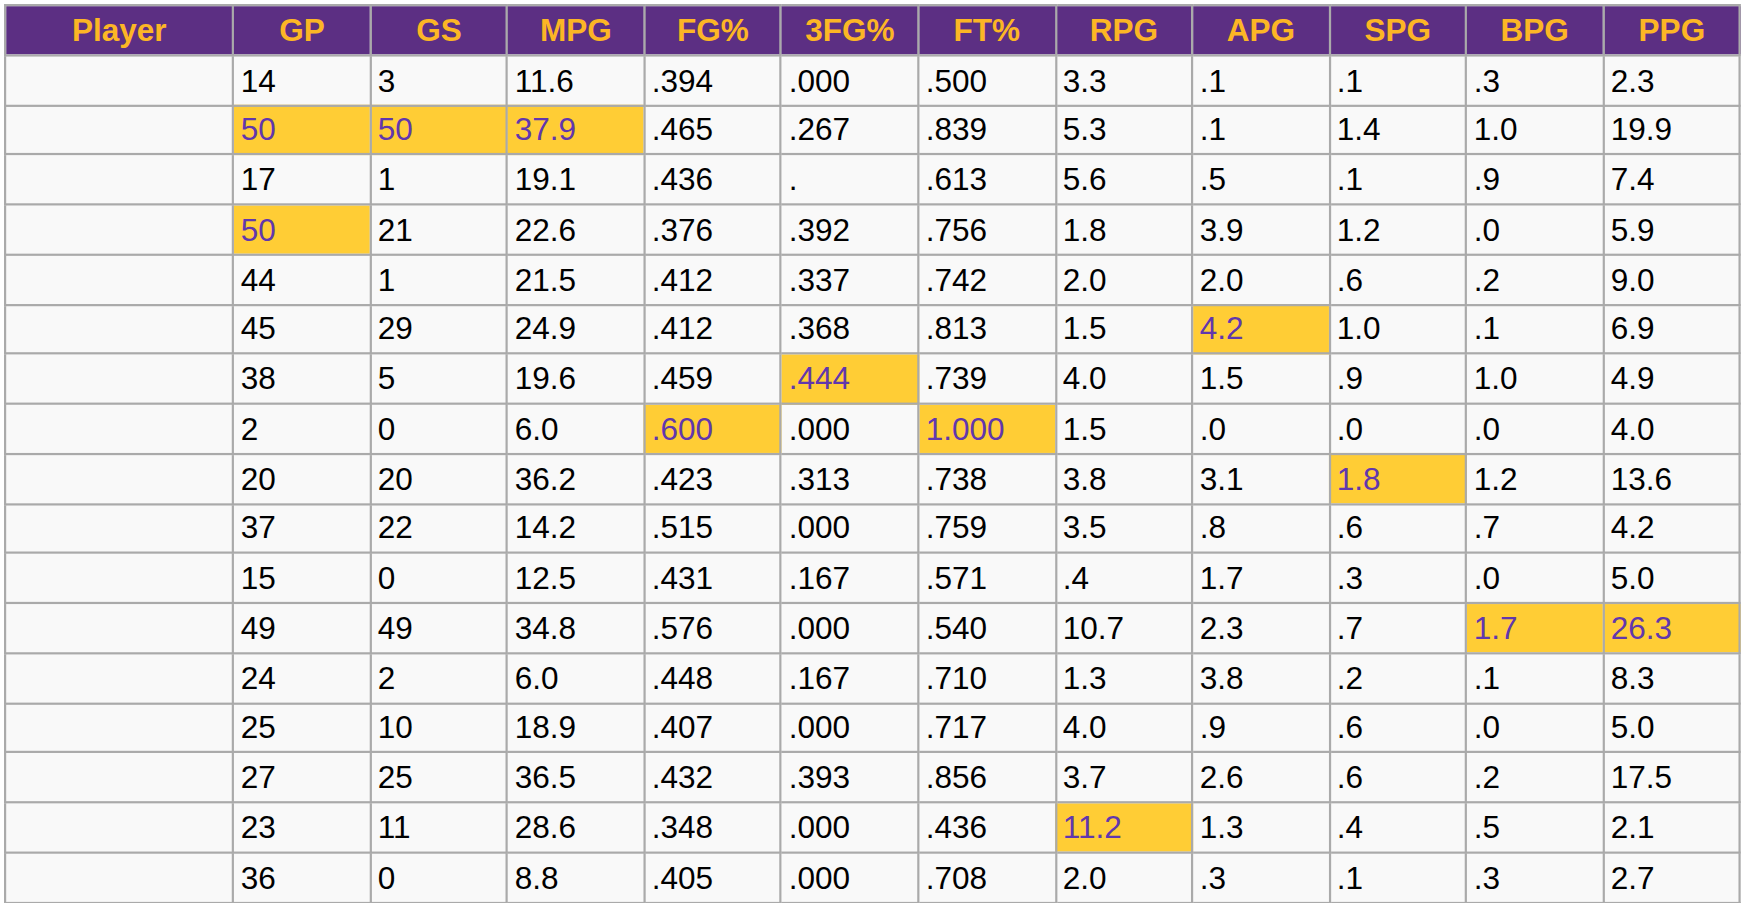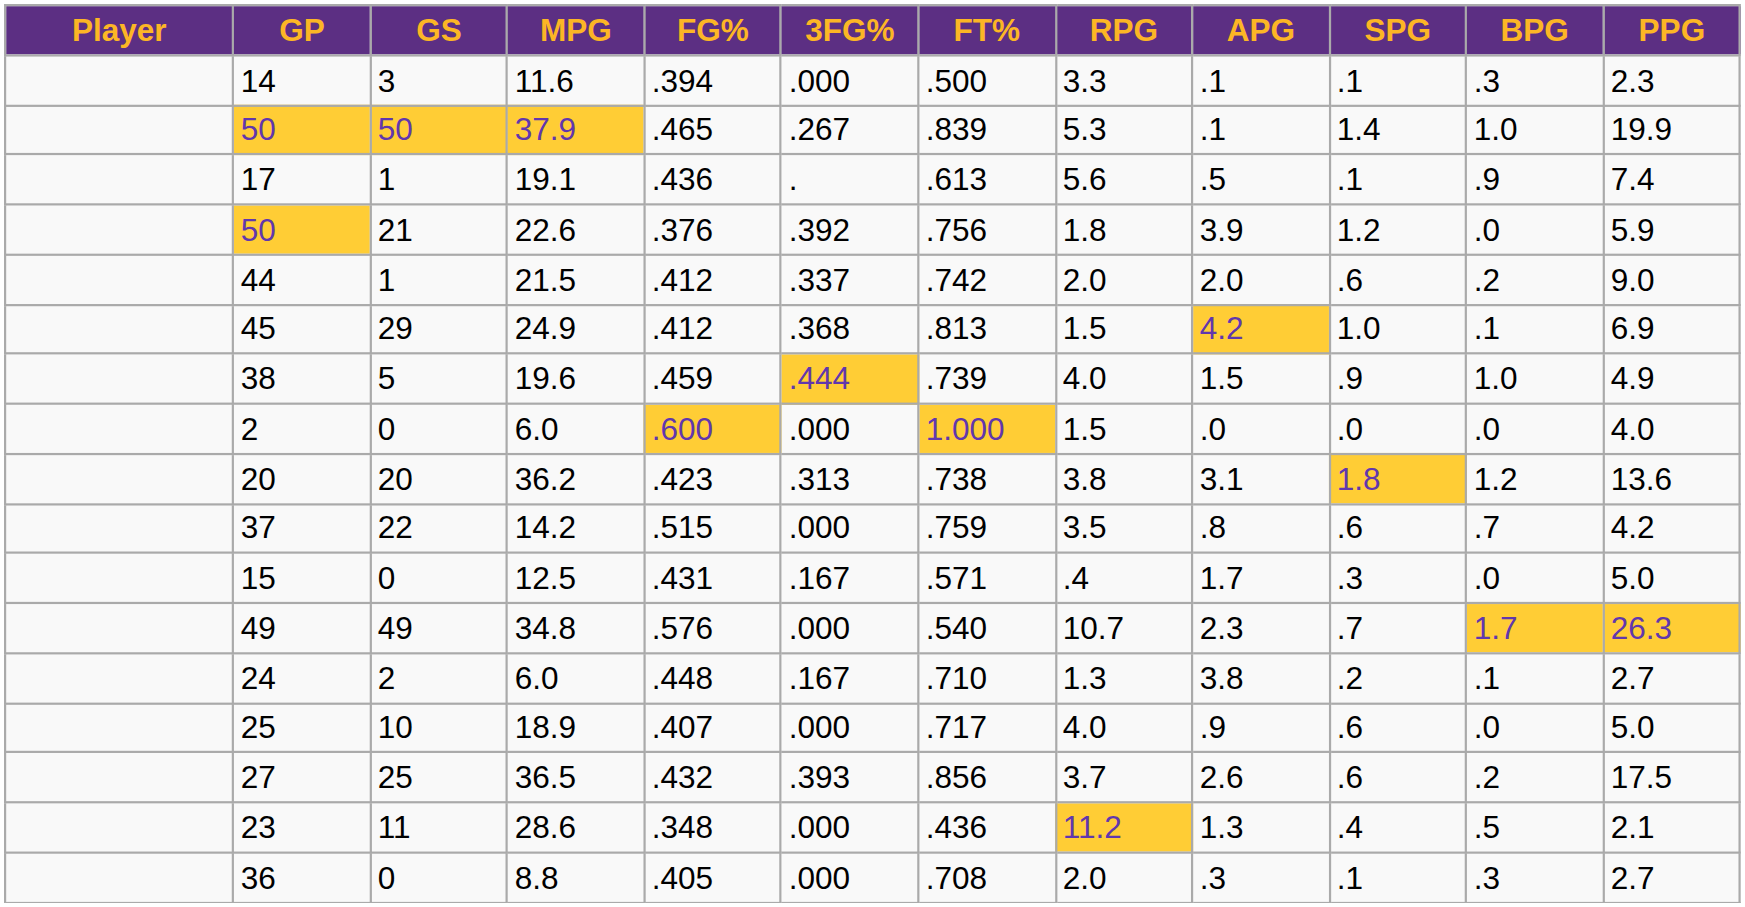(1633, 678) 8.3 -> (1633, 678) 2.7
